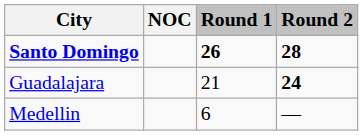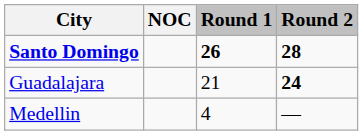(206, 113) 6 -> (206, 113) 4
